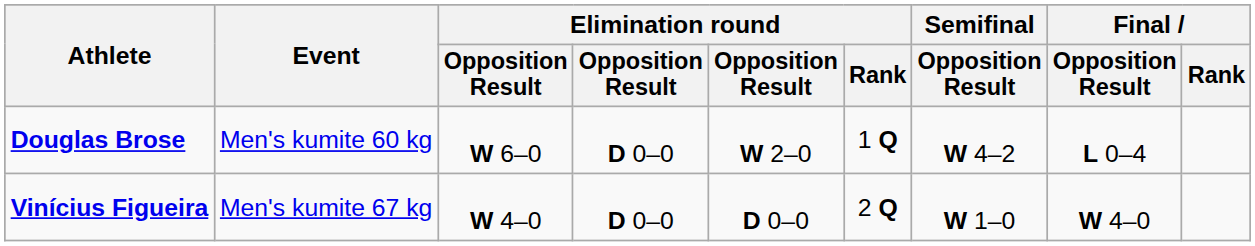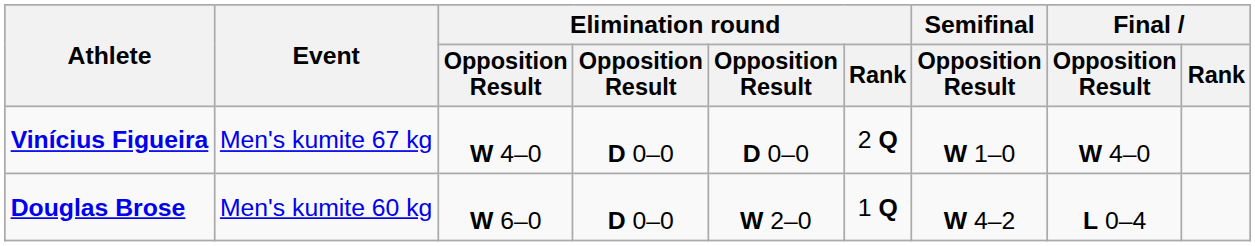rows swapped: (98, 140) <-> (109, 207)
